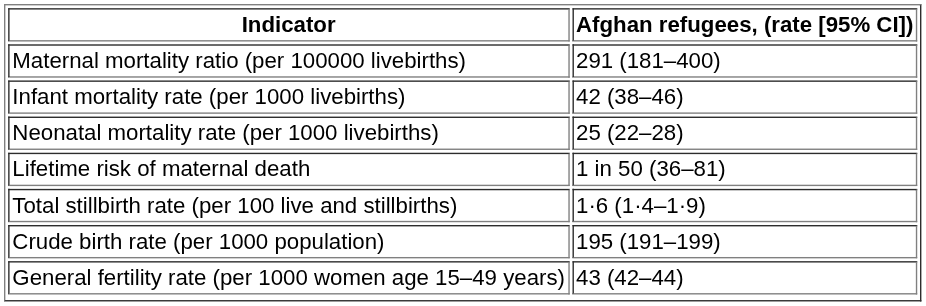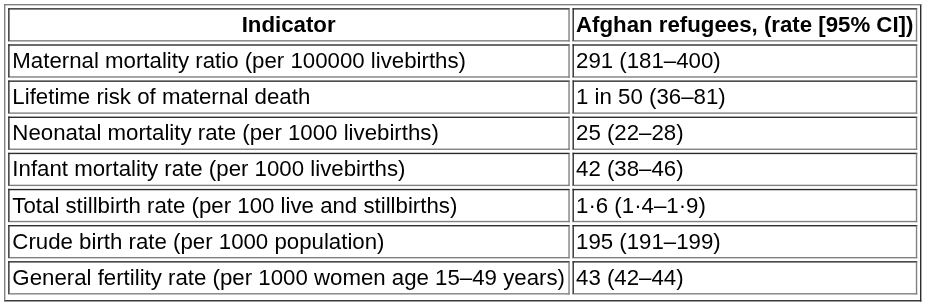rows swapped: (161, 169) <-> (209, 96)
